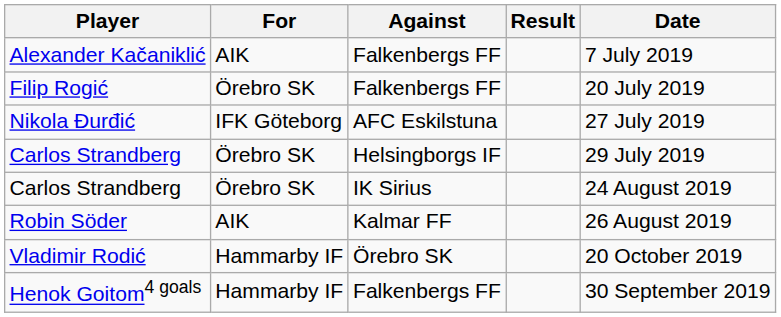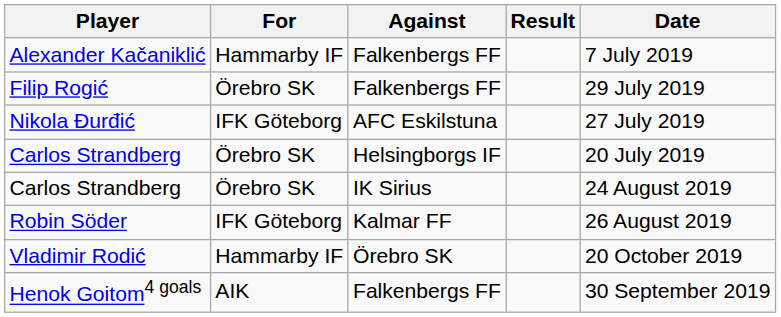(232, 54) AIK -> (279, 54) Hammarby IF
(645, 88) 20 July 2019 -> (645, 88) 29 July 2019
(645, 155) 29 July 2019 -> (645, 155) 20 July 2019
(232, 222) AIK -> (279, 222) IFK Göteborg
(279, 292) Hammarby IF -> (232, 292) AIK
